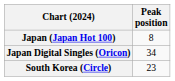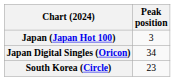(151, 38) 8 -> (151, 38) 3
